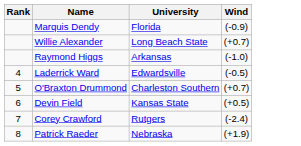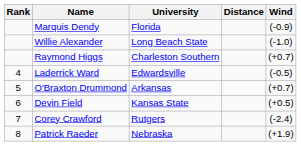+ column: (244, 12)
(237, 42) (+0.7) -> (281, 42) (-1.0)
(151, 57) Arkansas -> (175, 57) Charleston Southern
(237, 57) (-1.0) -> (281, 57) (+0.7)
(175, 88) Charleston Southern -> (151, 88) Arkansas
